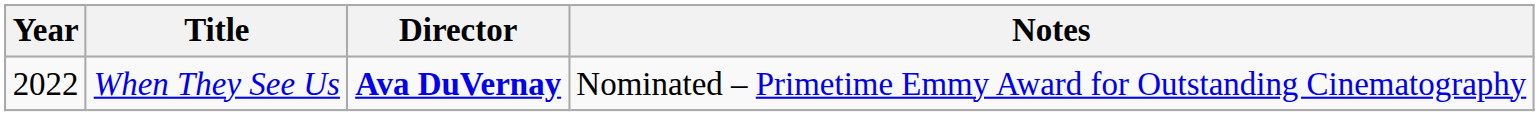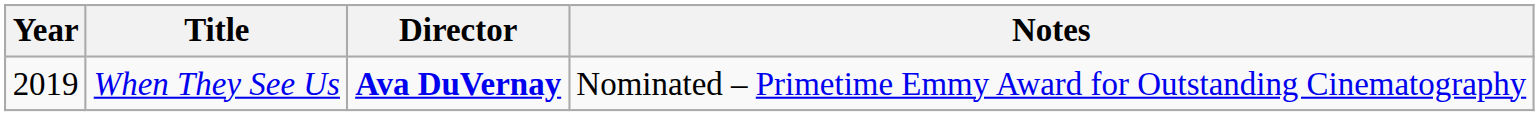(46, 82) 2022 -> (46, 82) 2019
